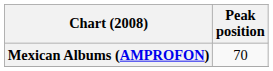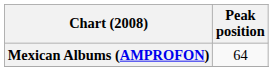(240, 54) 70 -> (240, 54) 64
